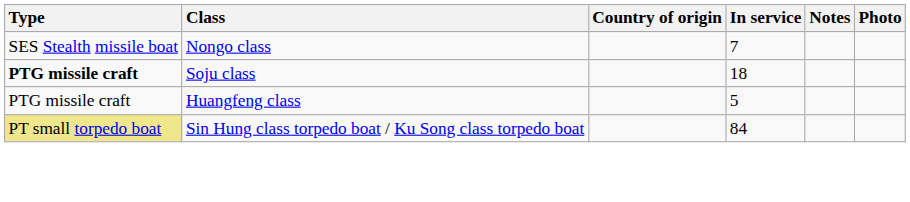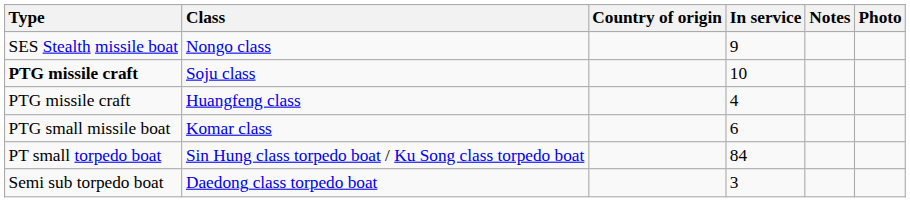(734, 45) 7 -> (734, 45) 9
(738, 73) 18 -> (738, 73) 10
(734, 100) 5 -> (734, 100) 4
+ row: (229, 127)
(85, 127) khaki background -> (85, 155) no background
+ row: (282, 182)
